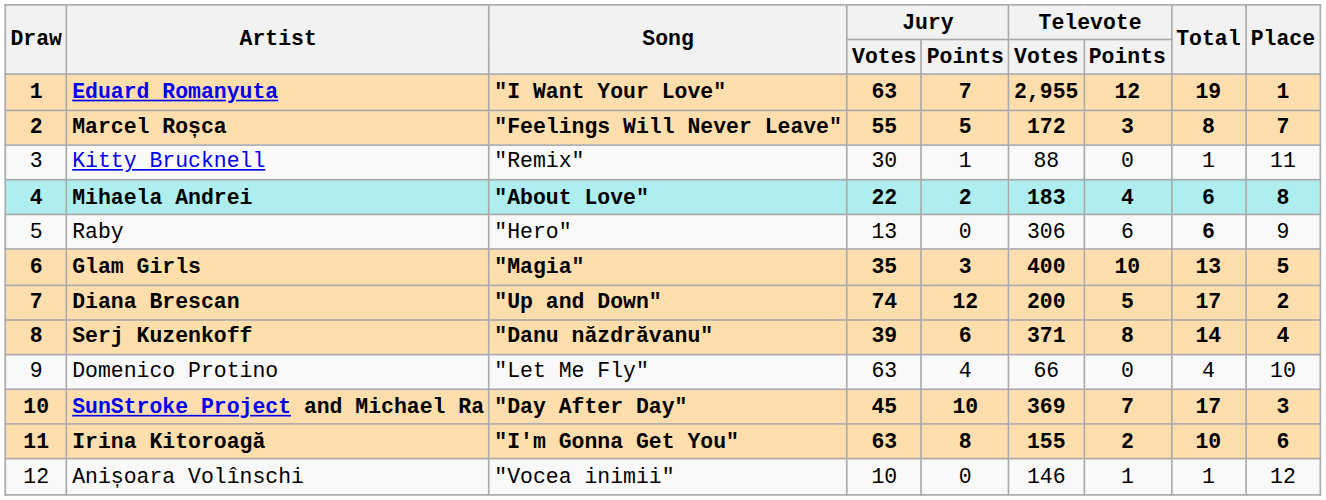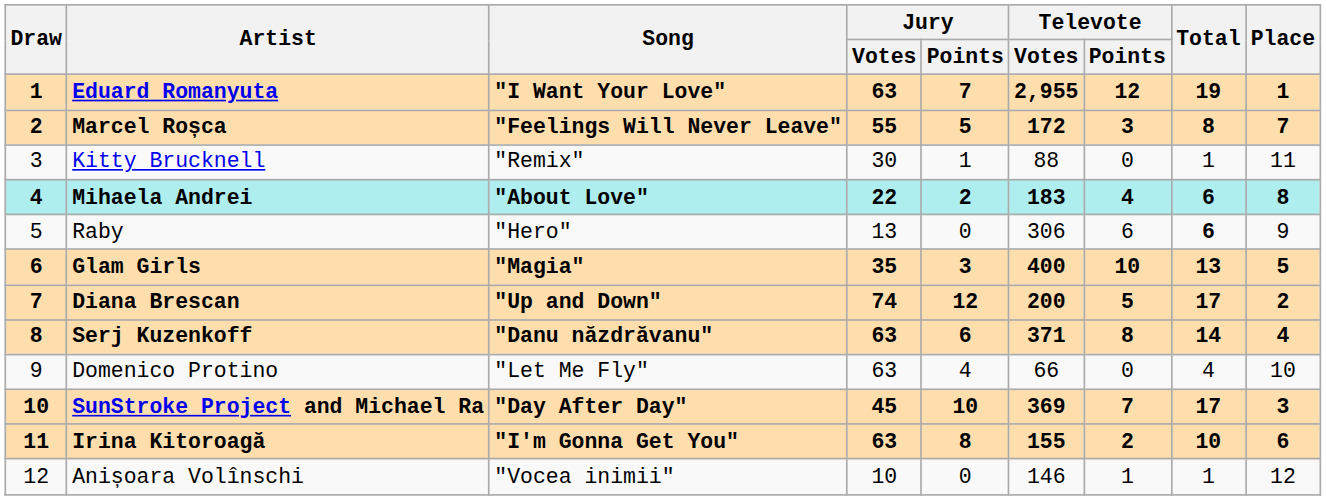(884, 337) 39 -> (884, 337) 63
